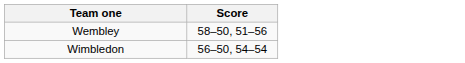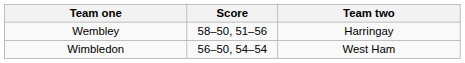+ column: (369, 13)
